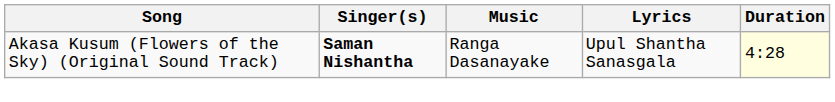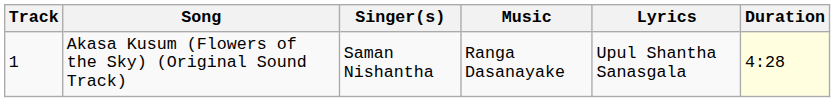+ column: (34, 18)
(368, 55) bold -> (389, 64) normal
